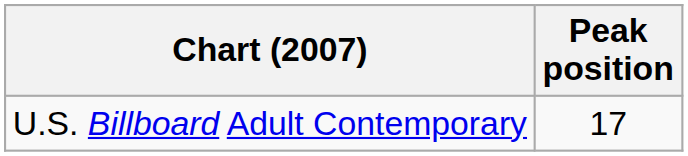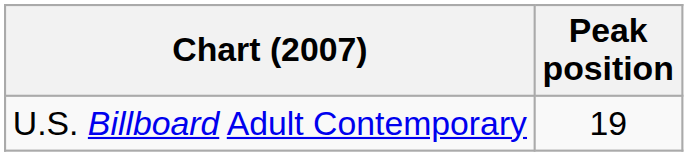(608, 122) 17 -> (608, 122) 19
